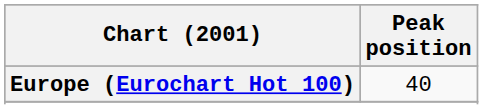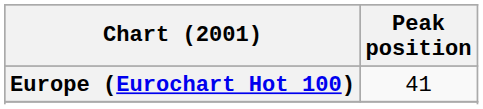(419, 84) 40 -> (419, 84) 41
